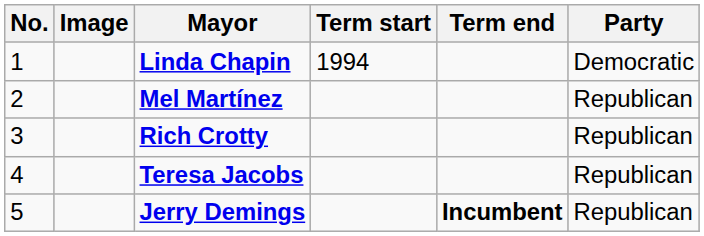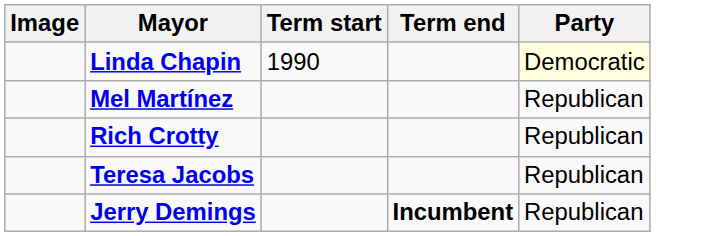- column: (29, 23)
(343, 61) 1994 -> (293, 61) 1990
(634, 61) no background -> (584, 61) lightyellow background
